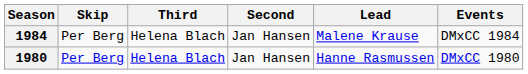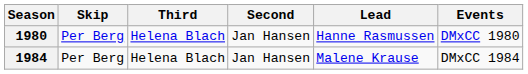rows swapped: (31, 58) <-> (31, 37)
